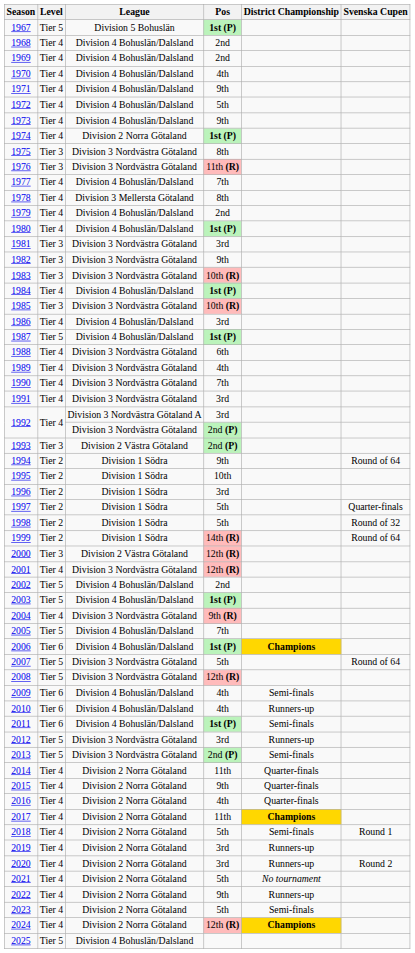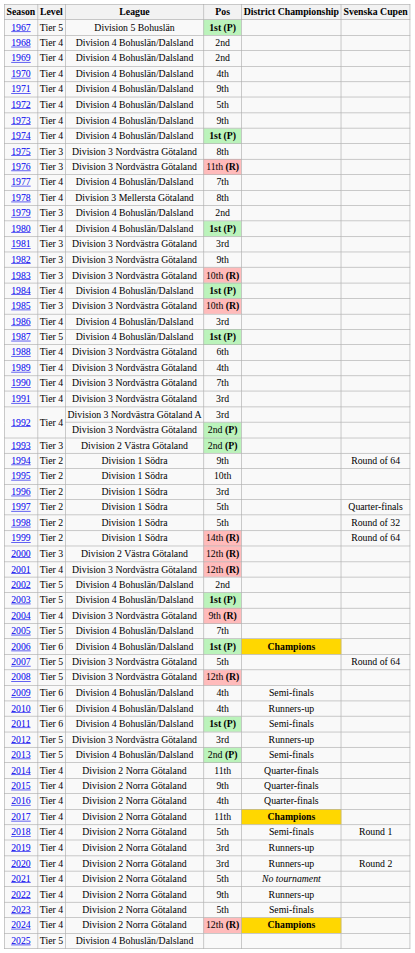(134, 136) Division 2 Norra Götaland -> (134, 136) Division 4 Bohuslän/Dalsland
(51, 213) Tier 4 -> (51, 213) Tier 3
(134, 755) Division 3 Nordvästra Götaland -> (134, 755) Division 4 Bohuslän/Dalsland
